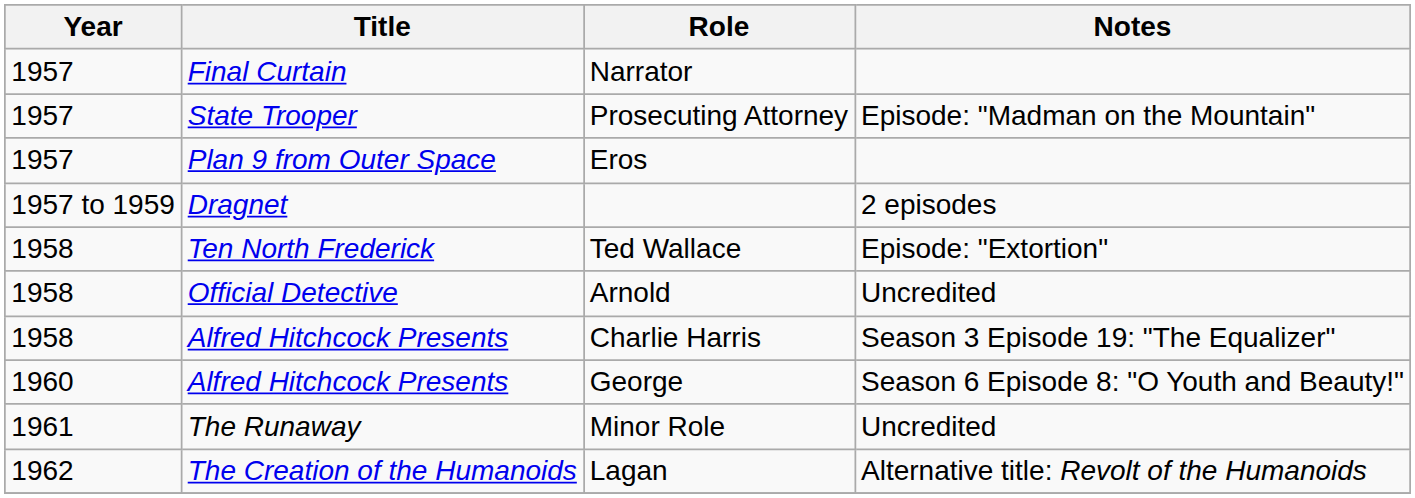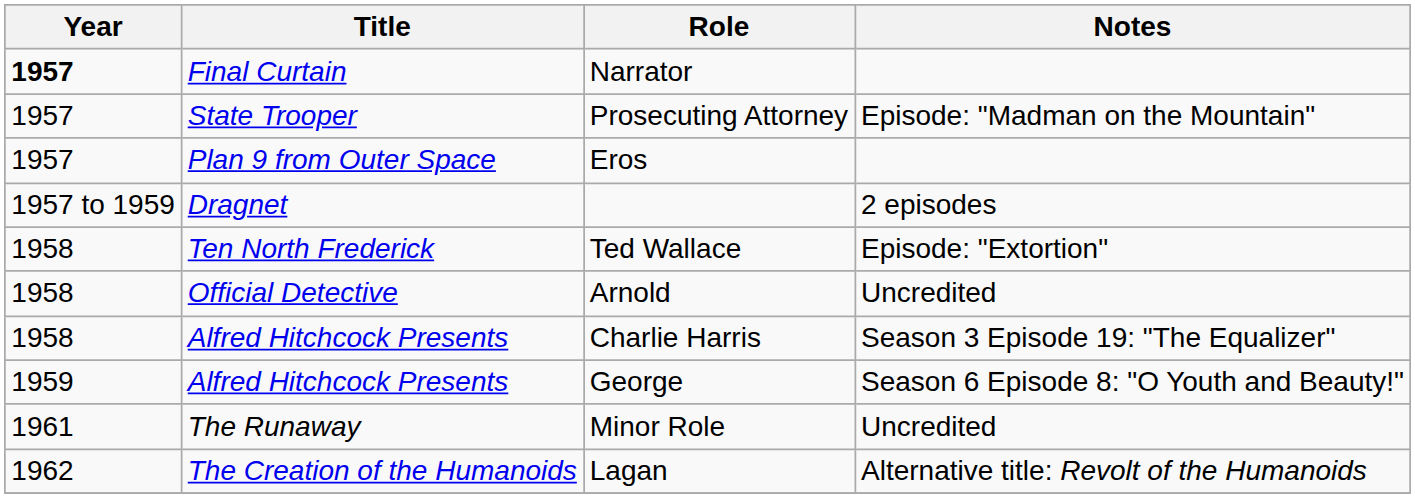(42, 71) normal -> (42, 71) bold
(42, 381) 1960 -> (42, 381) 1959
